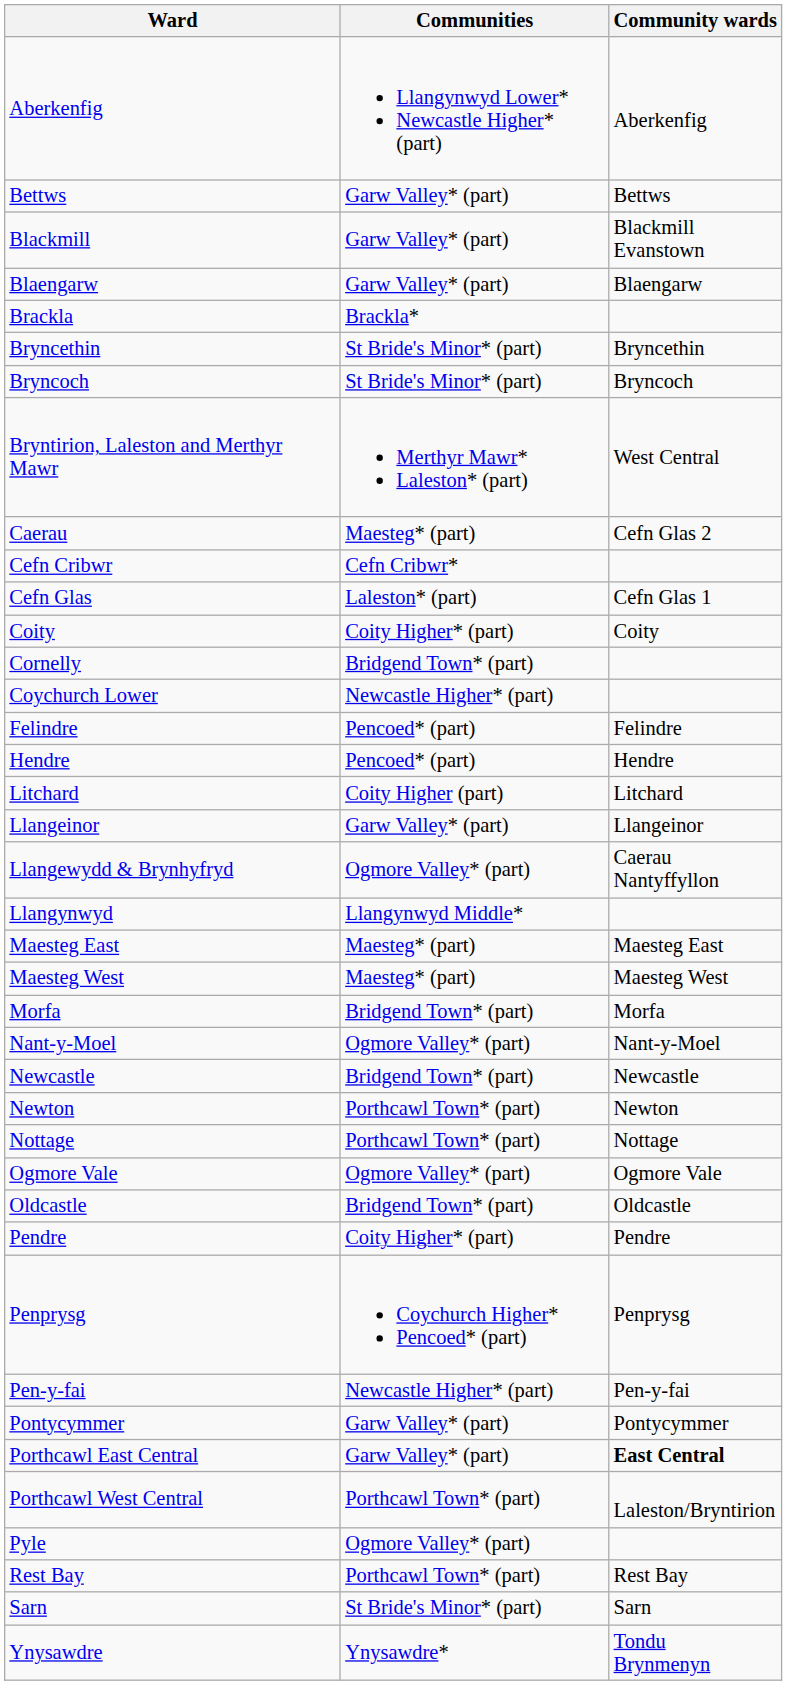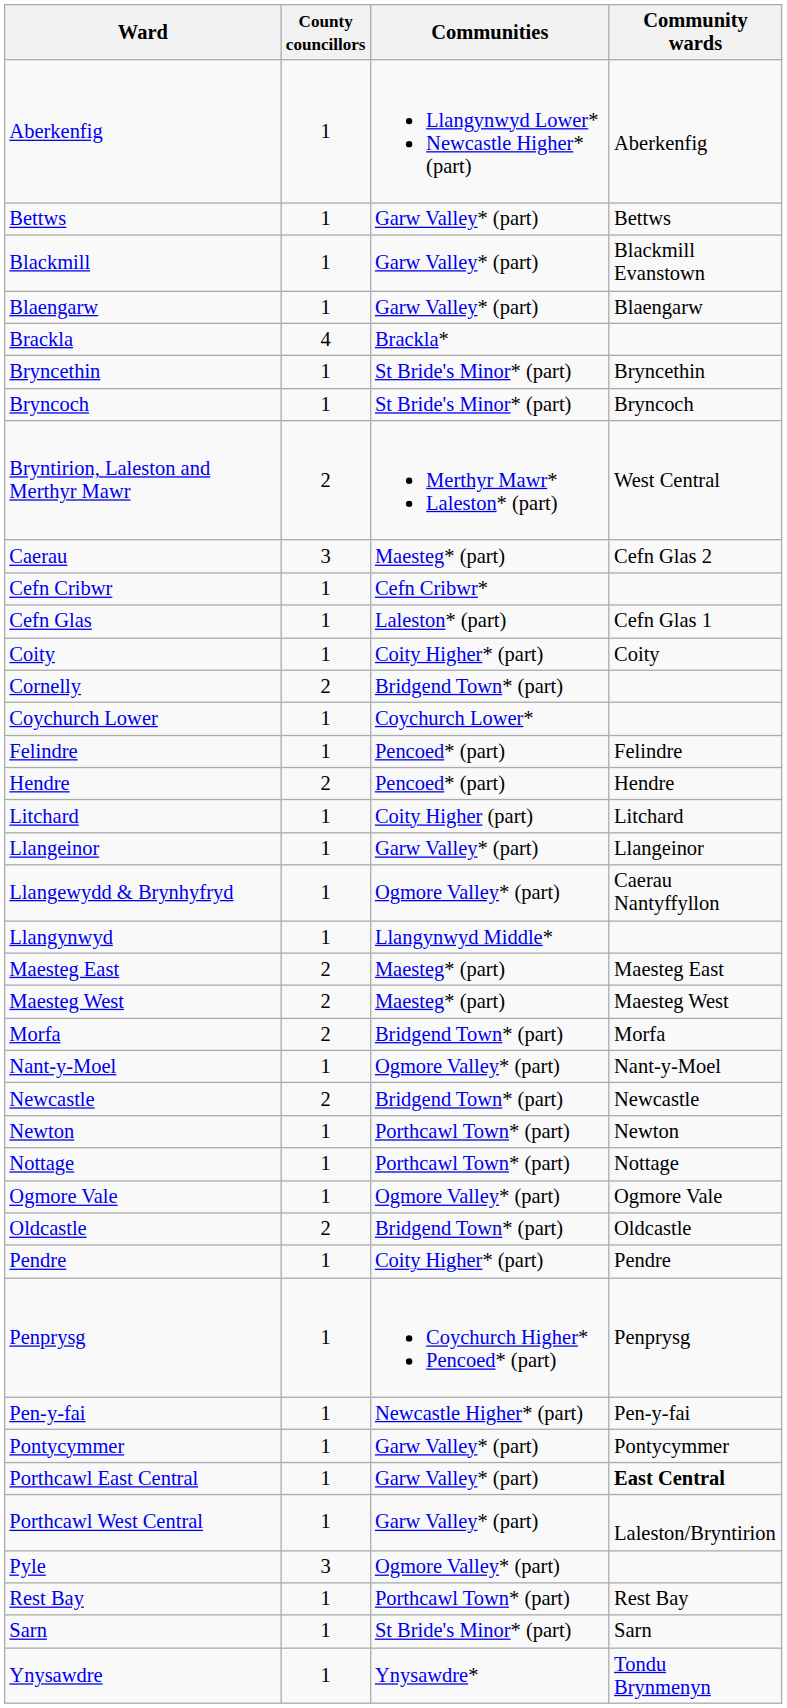+ column: (326, 33)
(449, 695) Newcastle Higher* (part) -> (454, 718) Coychurch Lower*
(443, 1499) Porthcawl Town* (part) -> (457, 1522) Garw Valley* (part)
